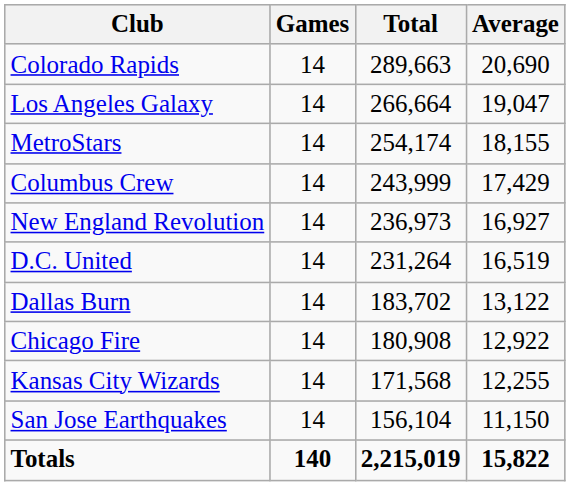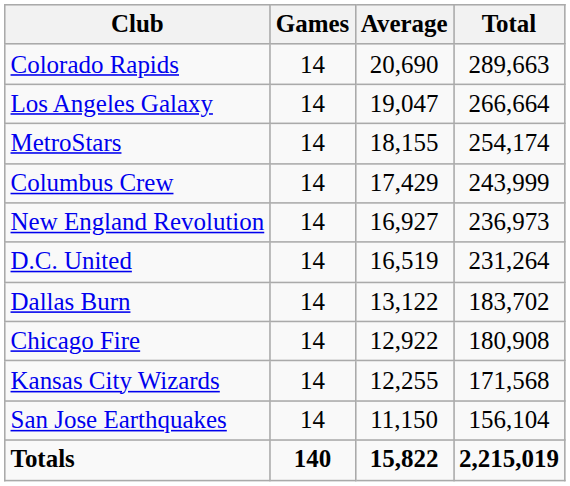columns swapped: (411, 24) <-> (516, 24)
